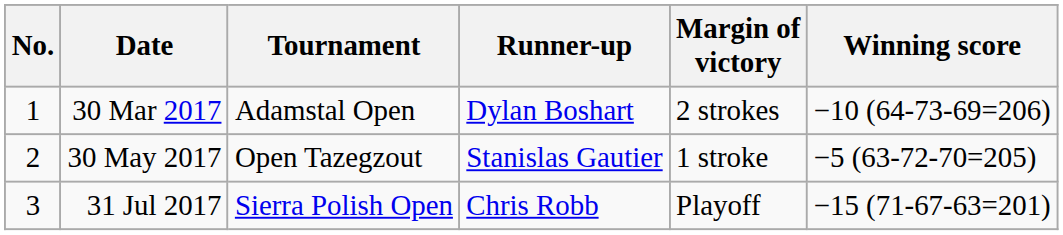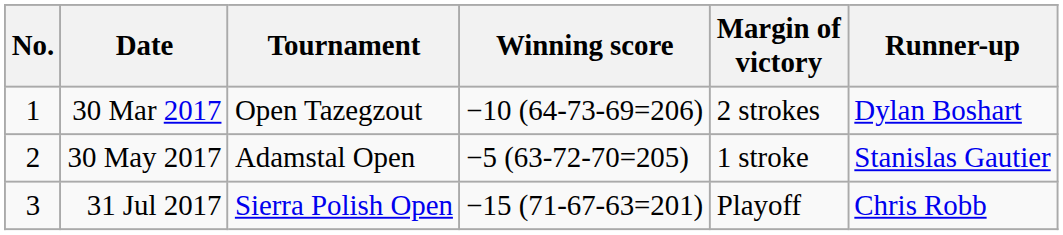columns swapped: (932, 45) <-> (564, 45)
(325, 110) Adamstal Open -> (329, 110) Open Tazegzout
(329, 157) Open Tazegzout -> (325, 157) Adamstal Open
